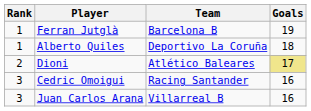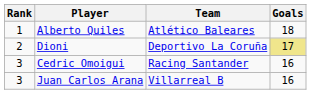- row: (78, 30)
(208, 47) Deportivo La Coruña -> (202, 30) Atlético Baleares
(202, 64) Atlético Baleares -> (208, 47) Deportivo La Coruña
